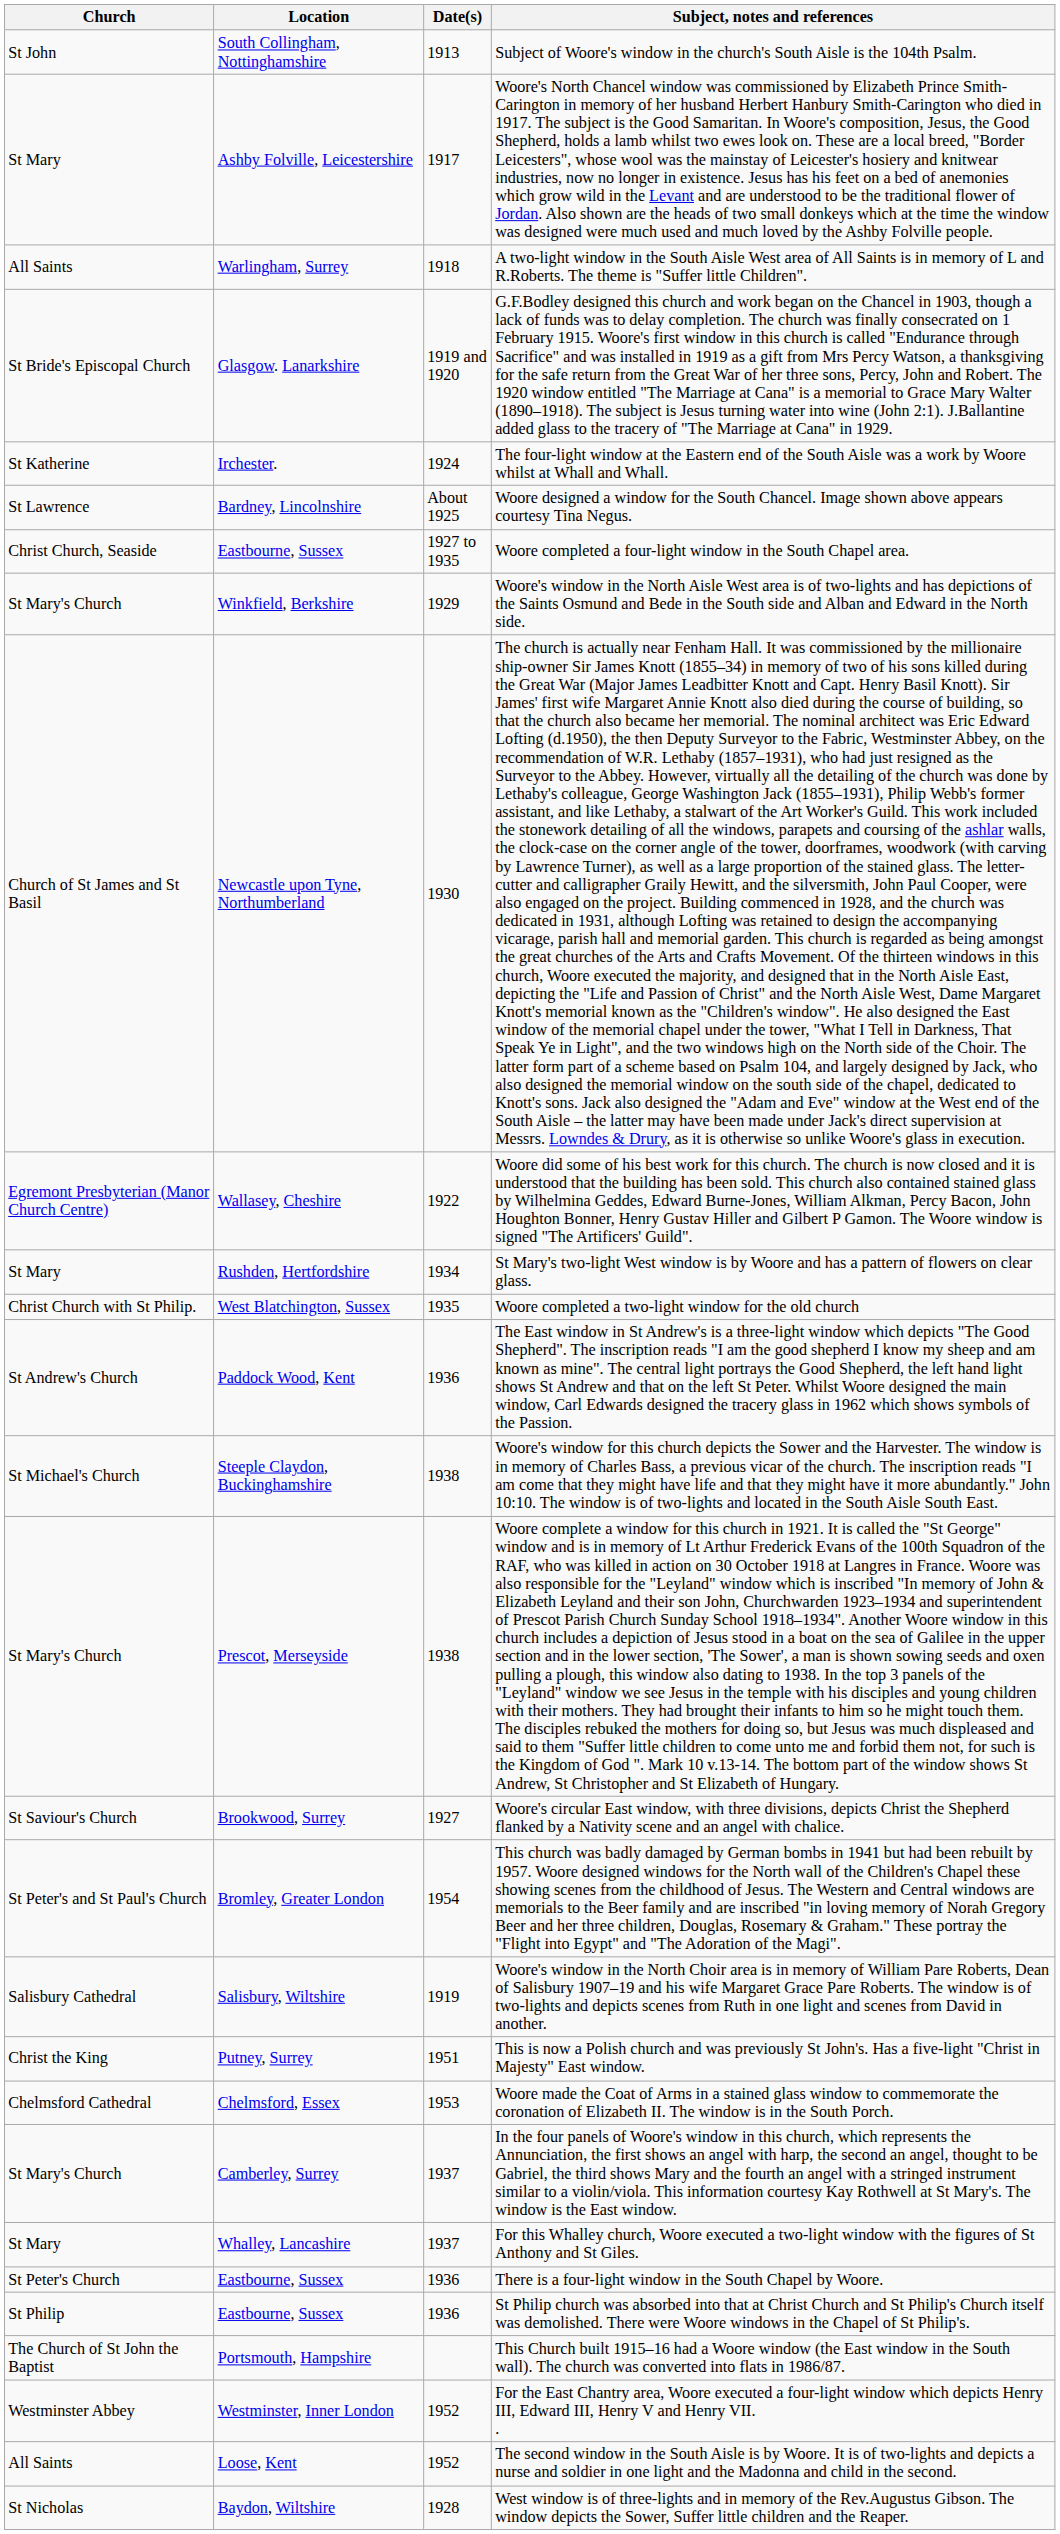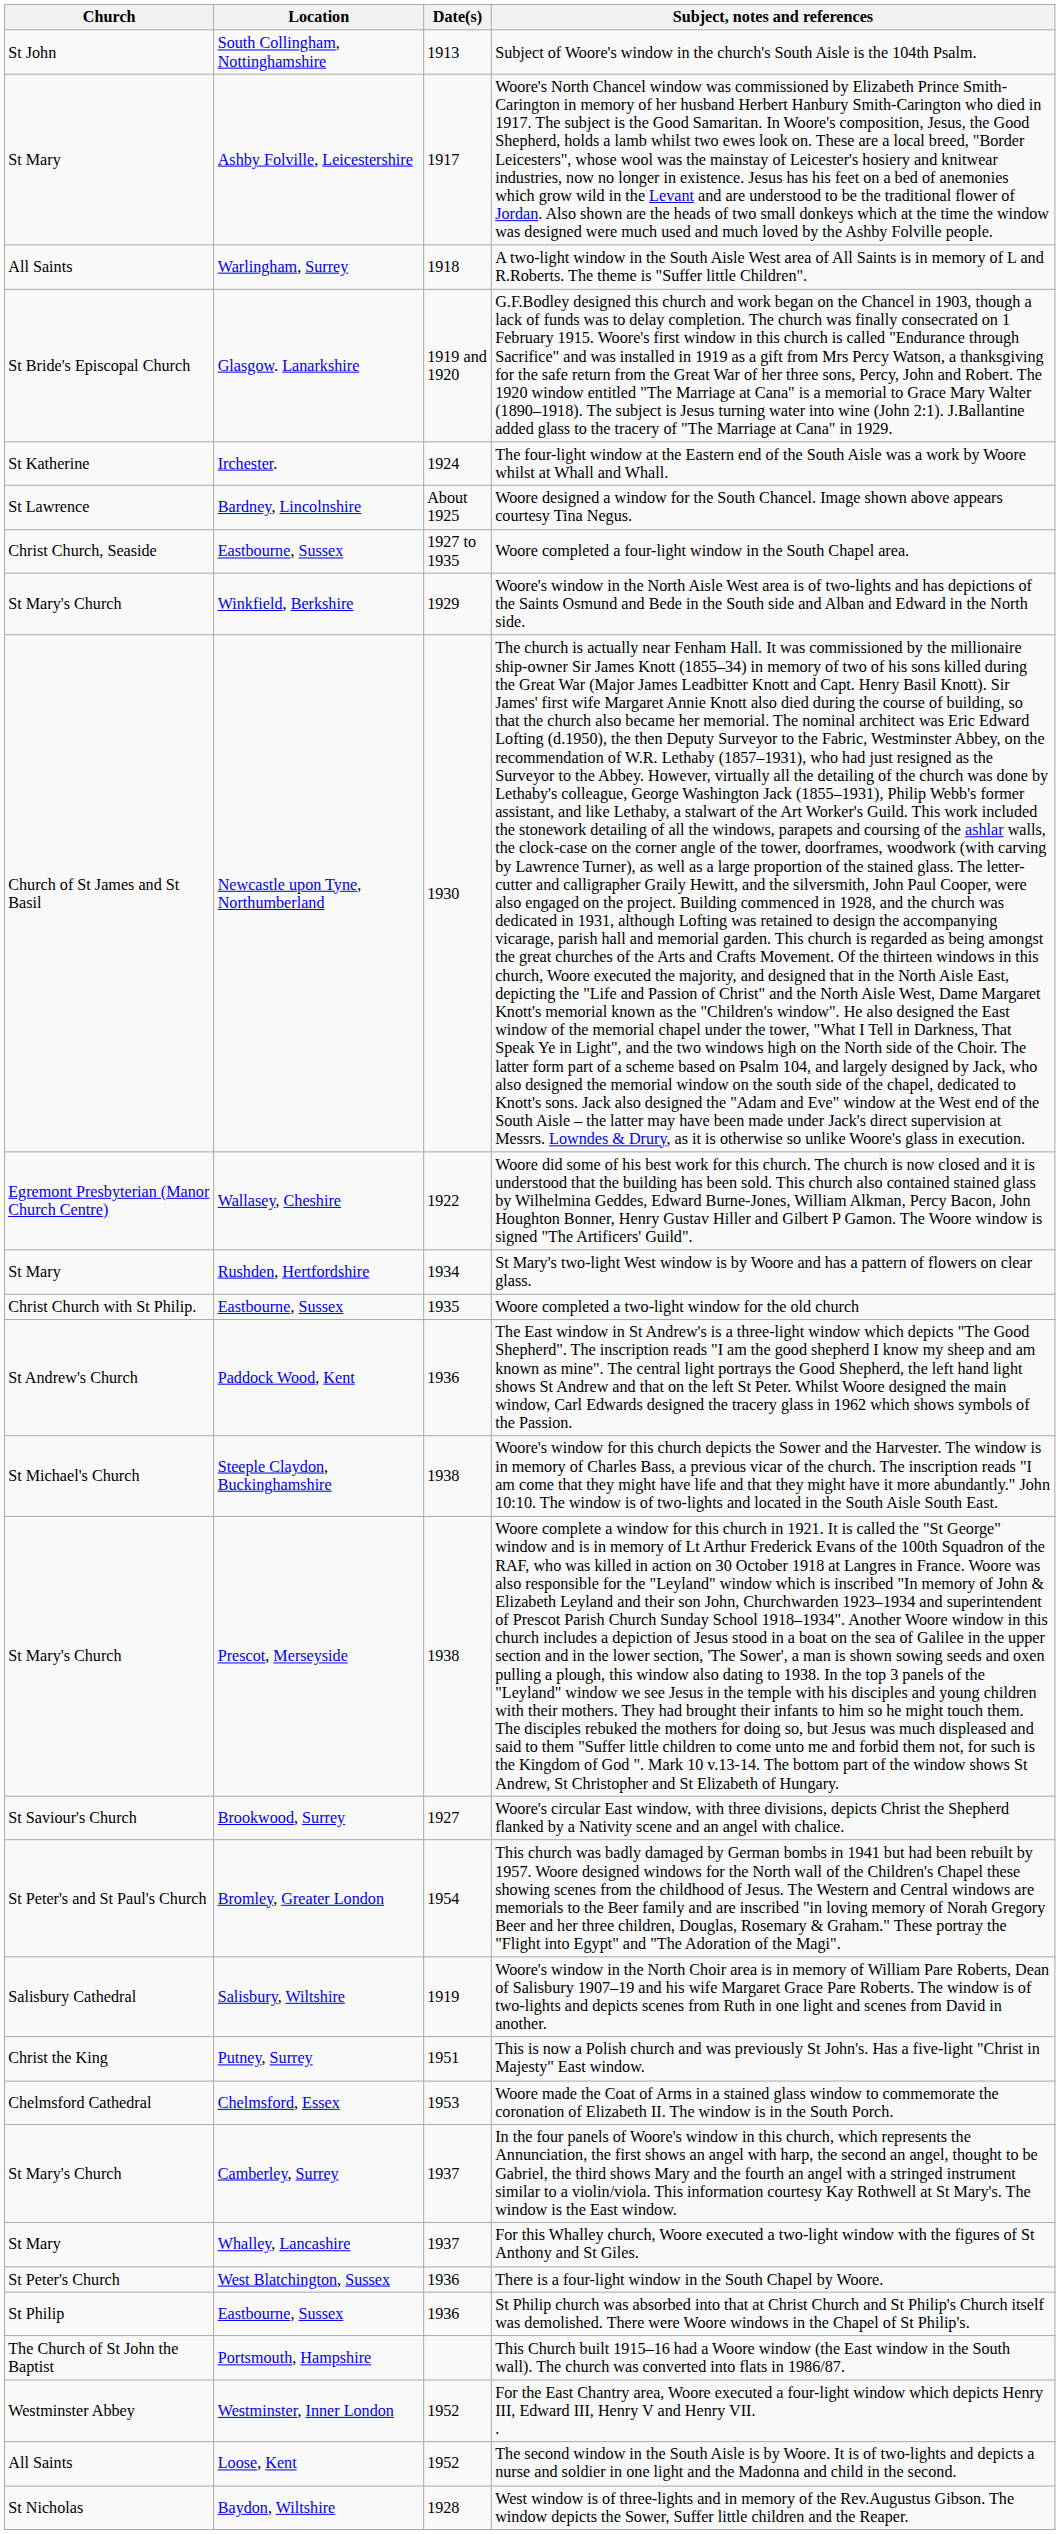(304, 1306) West Blatchington, Sussex -> (281, 1306) Eastbourne, Sussex
(281, 2279) Eastbourne, Sussex -> (304, 2279) West Blatchington, Sussex
